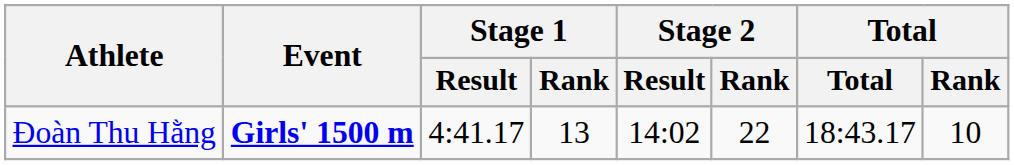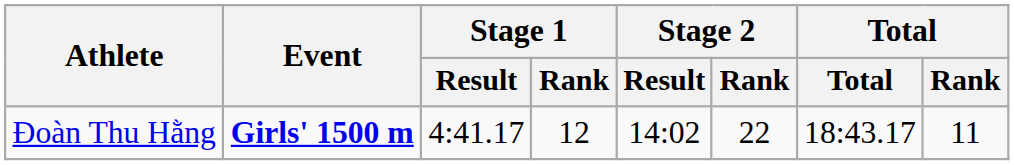(574, 132) 13 -> (574, 132) 12
(965, 132) 10 -> (965, 132) 11
